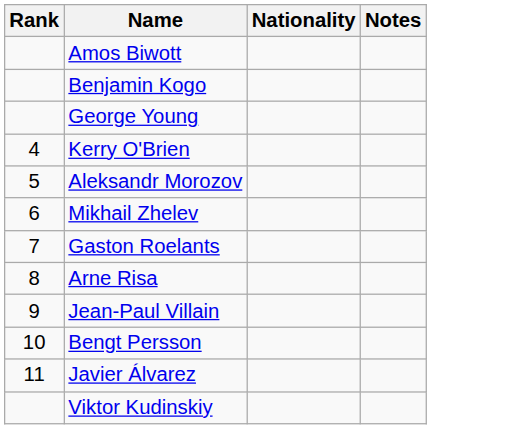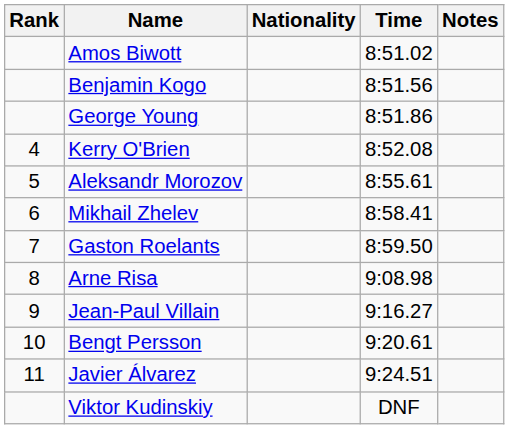+ column: (399, 20)
